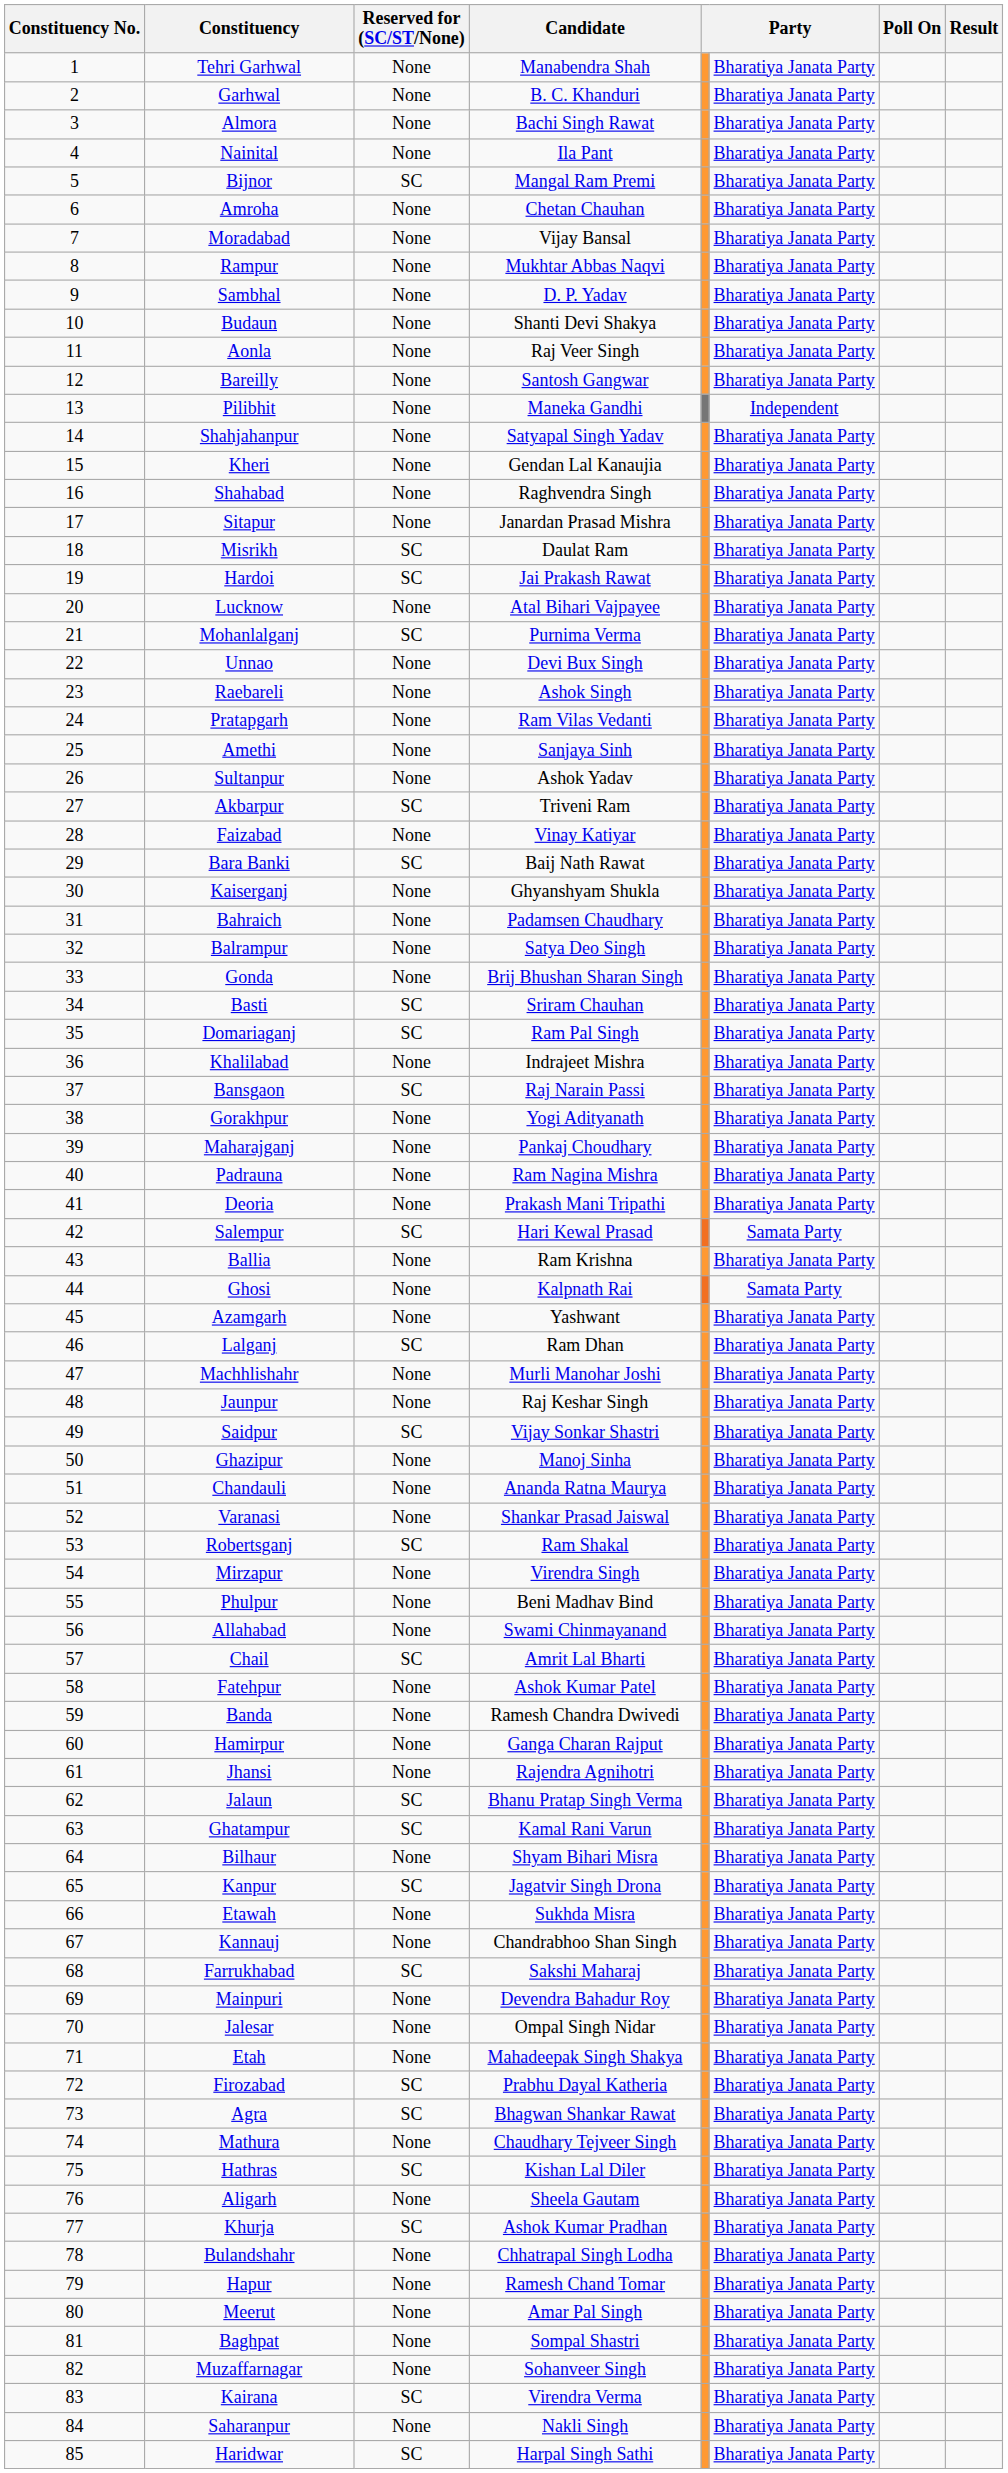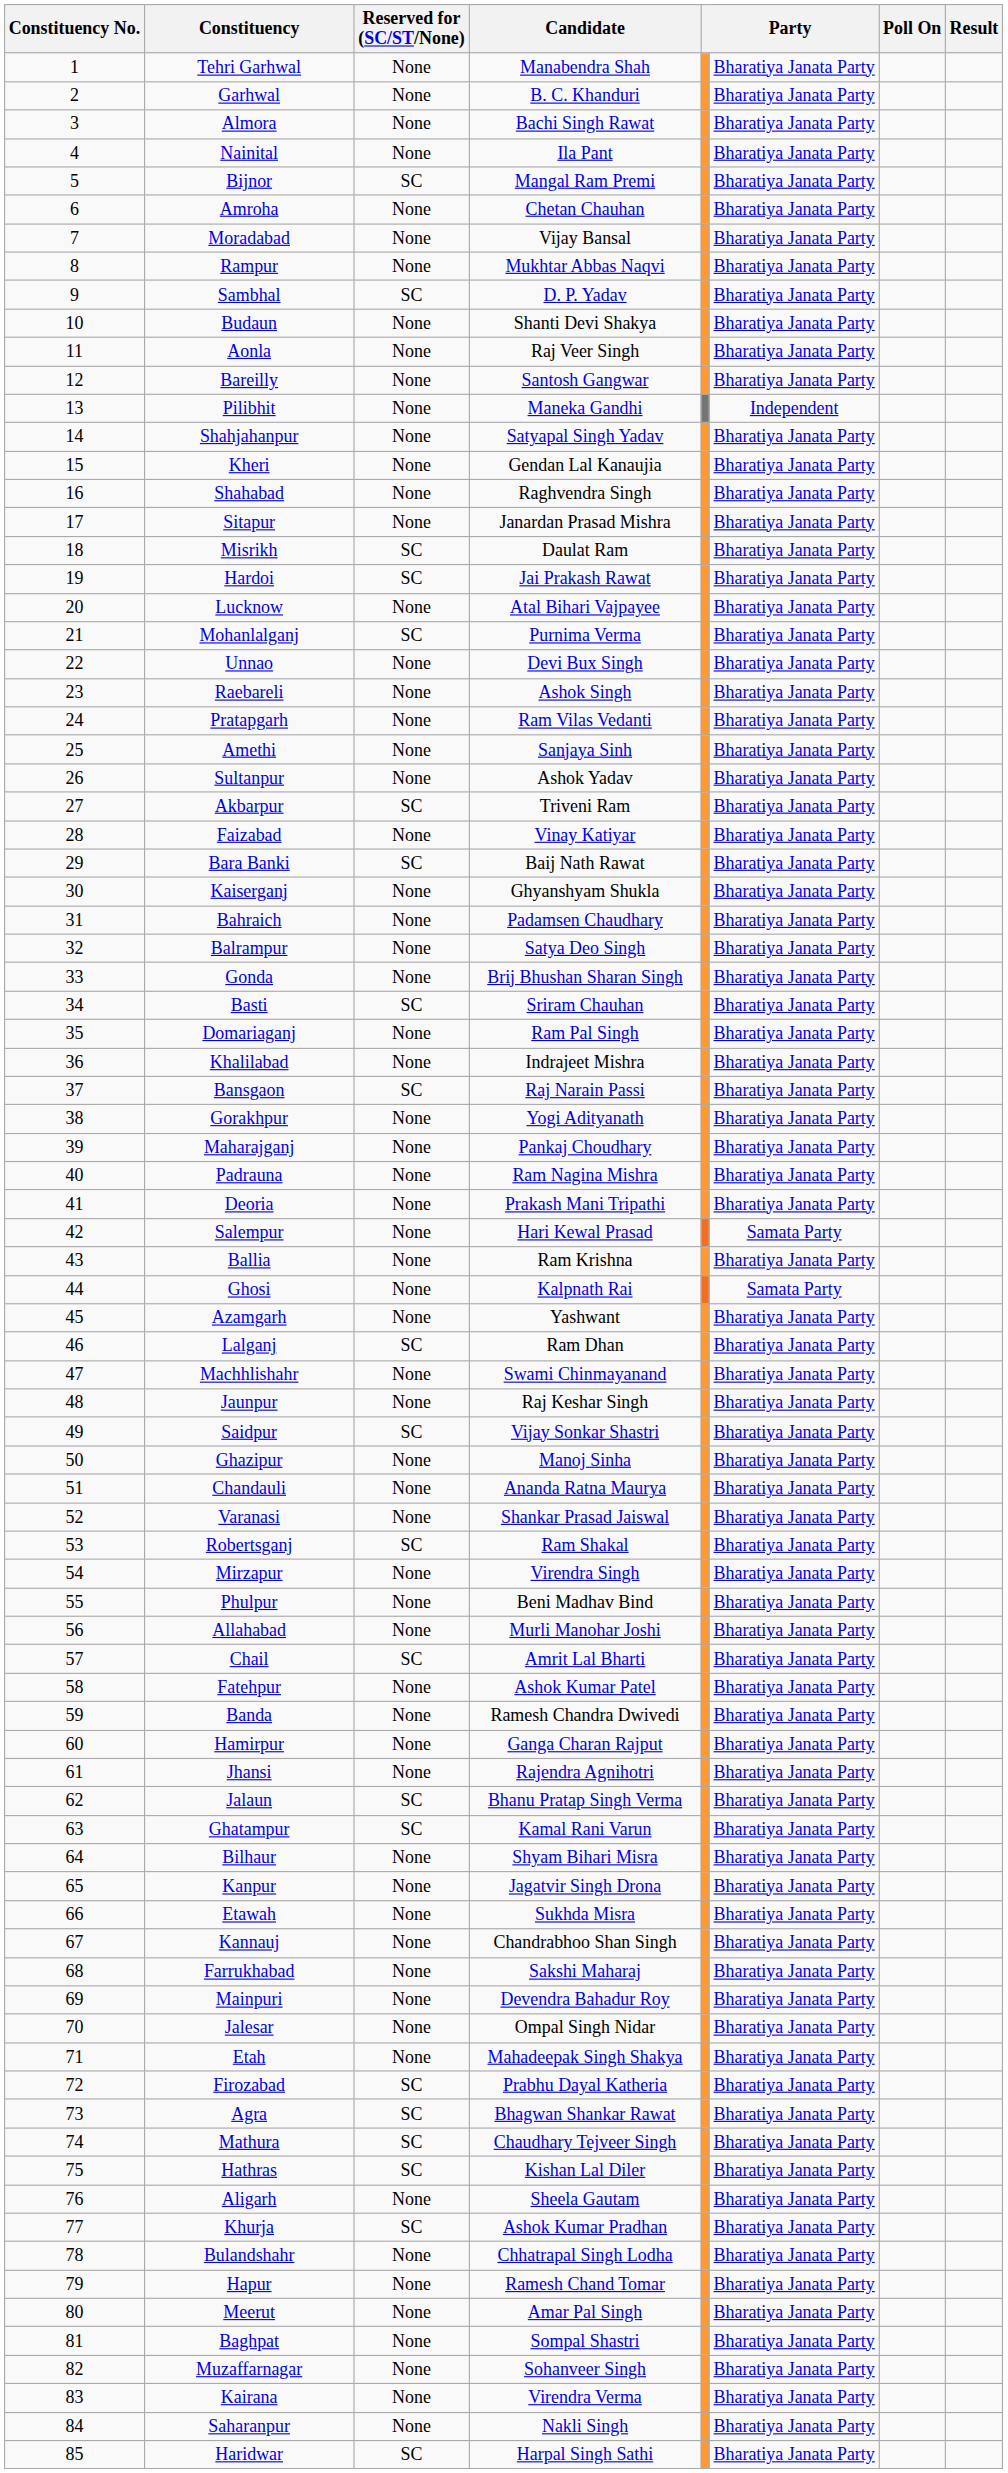(412, 294) None -> (411, 294) SC
(411, 1033) SC -> (412, 1033) None
(411, 1232) SC -> (412, 1232) None
(585, 1374) Murli Manohar Joshi -> (585, 1374) Swami Chinmayanand
(585, 1630) Swami Chinmayanand -> (585, 1630) Murli Manohar Joshi
(411, 1886) SC -> (412, 1886) None
(411, 1971) SC -> (412, 1971) None
(412, 2141) None -> (411, 2141) SC
(411, 2397) SC -> (412, 2397) None
